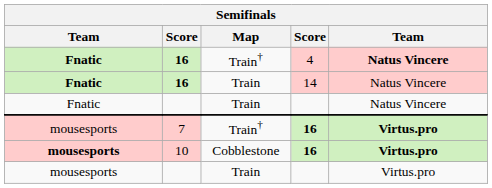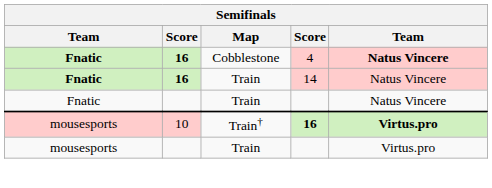(246, 59) Train† -> (246, 57) Cobblestone
- row: (182, 128)
(84, 151) bold -> (84, 124) normal
(246, 151) Cobblestone -> (246, 124) Train†
